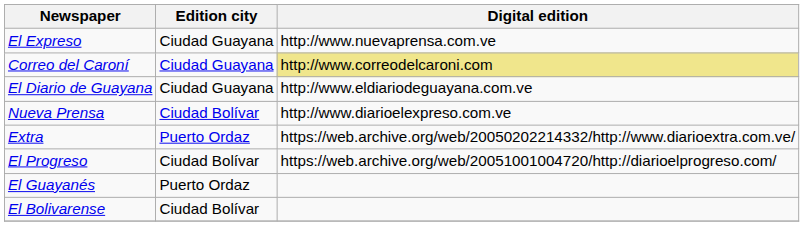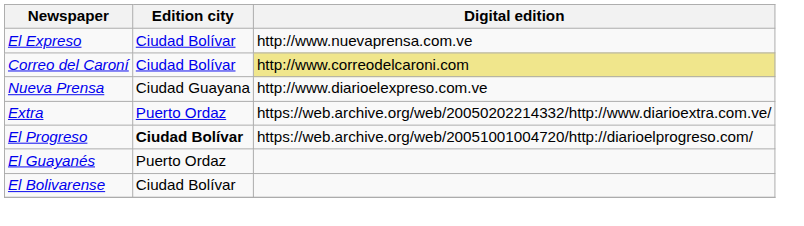(217, 40) Ciudad Guayana -> (186, 40) Ciudad Bolívar
(217, 64) Ciudad Guayana -> (186, 64) Ciudad Bolívar
- row: (80, 88)
(209, 112) Ciudad Bolívar -> (193, 88) Ciudad Guayana
(209, 161) normal -> (189, 137) bold
